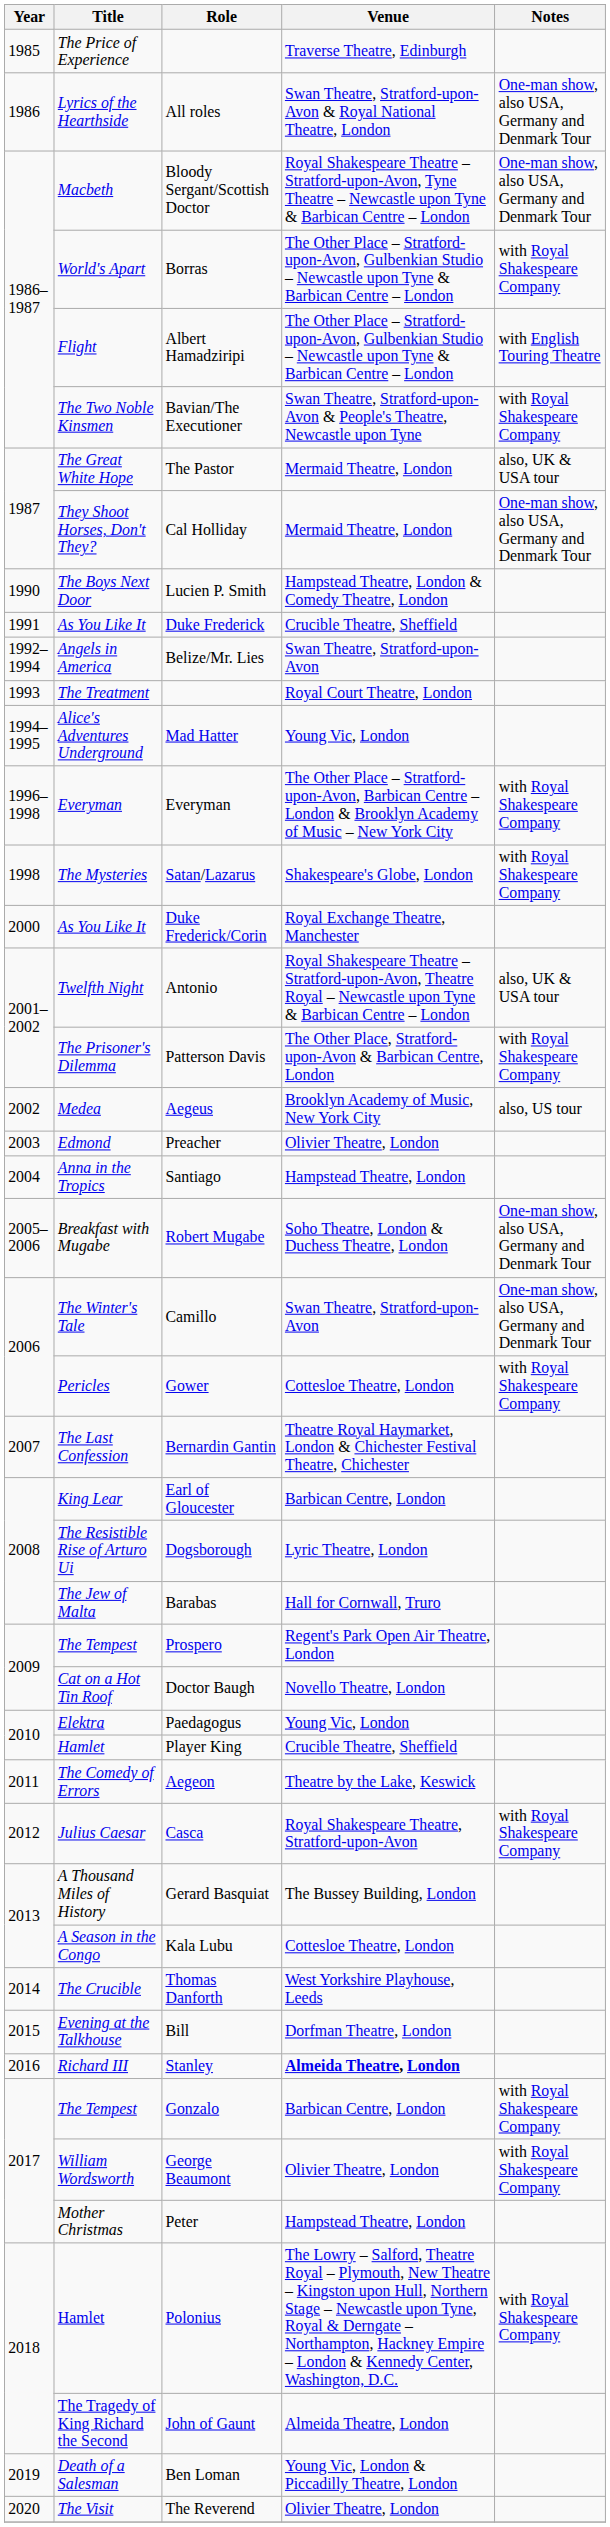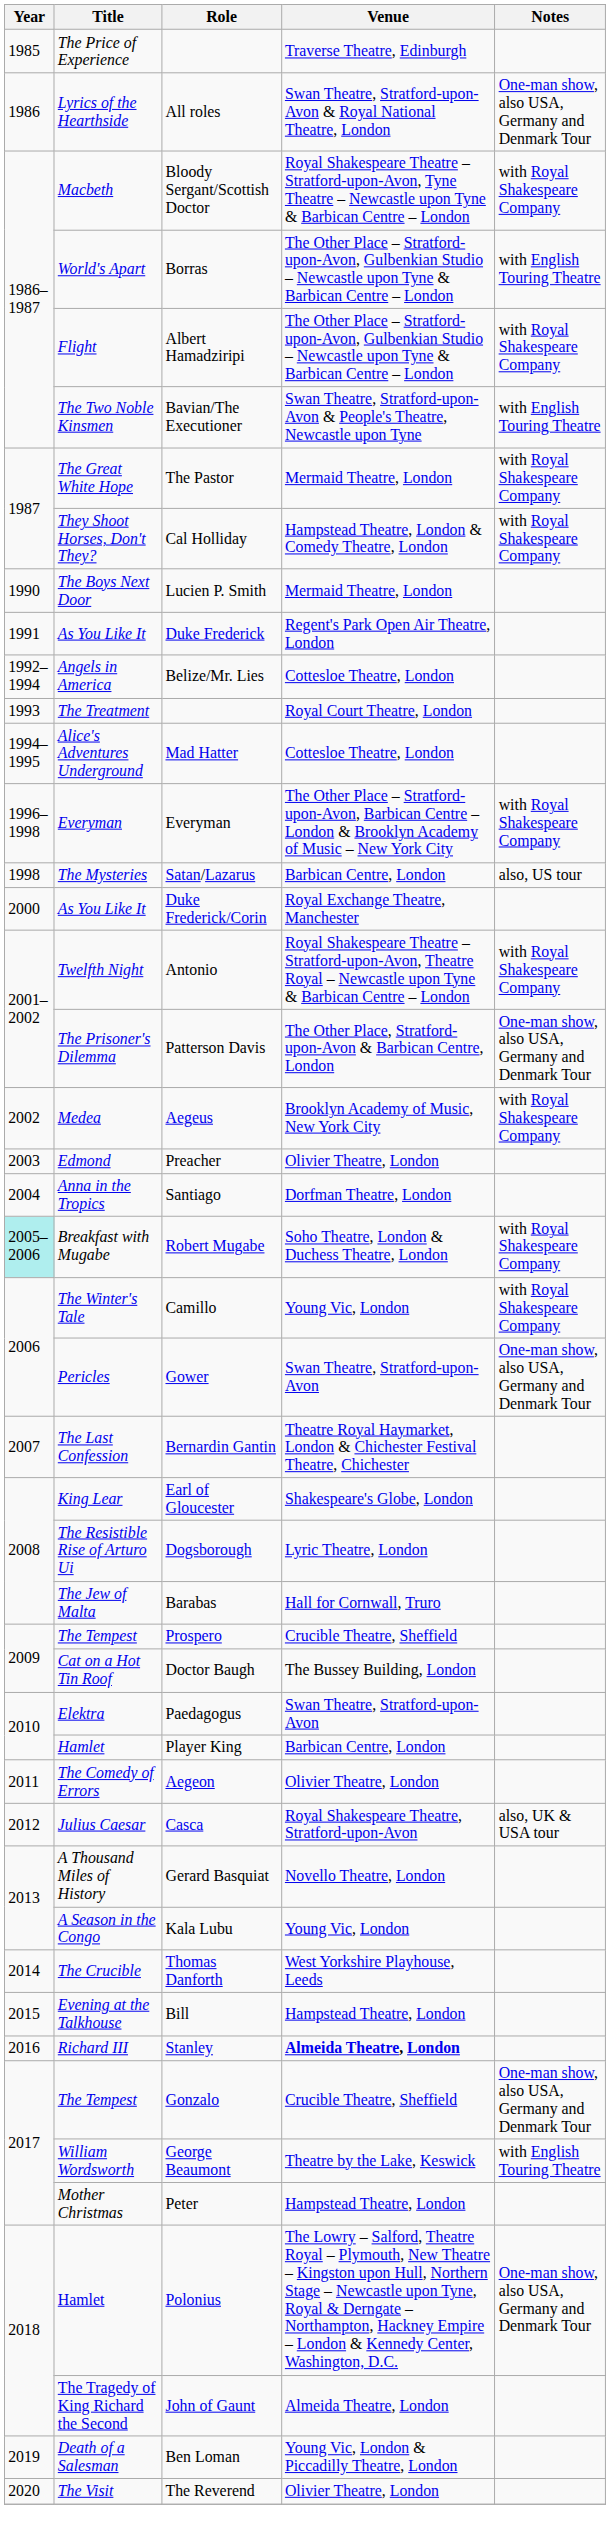(548, 190) One-man show, also USA, Germany and Denmark Tour -> (538, 190) with Royal Shakespeare Company
(538, 269) with Royal Shakespeare Company -> (550, 269) with English Touring Theatre
(550, 347) with English Touring Theatre -> (538, 347) with Royal Shakespeare Company
(538, 417) with Royal Shakespeare Company -> (550, 417) with English Touring Theatre
(535, 469) also, UK & USA tour -> (538, 478) with Royal Shakespeare Company
(369, 529) Mermaid Theatre, London -> (383, 538) Hampstead Theatre, London & Comedy Theatre, London
(548, 529) One-man show, also USA, Germany and Denmark Tour -> (538, 538) with Royal Shakespeare Company
(383, 590) Hampstead Theatre, London & Comedy Theatre, London -> (369, 590) Mermaid Theatre, London
(371, 624) Crucible Theatre, Sheffield -> (388, 633) Regent's Park Open Air Theatre, London
(382, 658) Swan Theatre, Stratford-upon-Avon -> (369, 676) Cottesloe Theatre, London
(347, 735) Young Vic, London -> (369, 753) Cottesloe Theatre, London
(379, 875) Shakespeare's Globe, London -> (365, 875) Barbican Centre, London
(538, 875) with Royal Shakespeare Company -> (540, 875) also, US tour
(535, 987) also, UK & USA tour -> (538, 969) with Royal Shakespeare Company
(538, 1057) with Royal Shakespeare Company -> (548, 1048) One-man show, also USA, Germany and Denmark Tour
(540, 1109) also, US tour -> (538, 1118) with Royal Shakespeare Company
(375, 1177) Hampstead Theatre, London -> (368, 1195) Dorfman Theatre, London
(28, 1237) no background -> (28, 1246) paleturquoise background
(548, 1237) One-man show, also USA, Germany and Denmark Tour -> (538, 1246) with Royal Shakespeare Company
(382, 1316) Swan Theatre, Stratford-upon-Avon -> (347, 1307) Young Vic, London
(548, 1316) One-man show, also USA, Germany and Denmark Tour -> (538, 1307) with Royal Shakespeare Company
(369, 1386) Cottesloe Theatre, London -> (382, 1377) Swan Theatre, Stratford-upon-Avon
(538, 1386) with Royal Shakespeare Company -> (548, 1377) One-man show, also USA, Germany and Denmark Tour
(365, 1498) Barbican Centre, London -> (379, 1498) Shakespeare's Globe, London
(388, 1645) Regent's Park Open Air Theatre, London -> (371, 1636) Crucible Theatre, Sheffield
(365, 1688) Novello Theatre, London -> (380, 1670) The Bussey Building, London
(347, 1722) Young Vic, London -> (382, 1713) Swan Theatre, Stratford-upon-Avon
(371, 1747) Crucible Theatre, Sheffield -> (365, 1747) Barbican Centre, London
(380, 1781) Theatre by the Lake, Keswick -> (362, 1781) Olivier Theatre, London
(538, 1833) with Royal Shakespeare Company -> (535, 1824) also, UK & USA tour
(380, 1894) The Bussey Building, London -> (365, 1876) Novello Theatre, London
(369, 1946) Cottesloe Theatre, London -> (347, 1928) Young Vic, London
(368, 2031) Dorfman Theatre, London -> (375, 2014) Hampstead Theatre, London
(365, 2108) Barbican Centre, London -> (371, 2100) Crucible Theatre, Sheffield
(538, 2108) with Royal Shakespeare Company -> (548, 2100) One-man show, also USA, Germany and Denmark Tour
(362, 2169) Olivier Theatre, London -> (380, 2160) Theatre by the Lake, Keswick
(538, 2169) with Royal Shakespeare Company -> (550, 2160) with English Touring Theatre
(538, 2317) with Royal Shakespeare Company -> (548, 2300) One-man show, also USA, Germany and Denmark Tour
